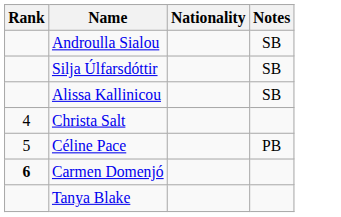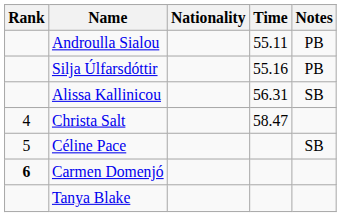+ column: (271, 17)
(272, 43) SB -> (314, 43) PB
(272, 69) SB -> (314, 69) PB
(272, 146) PB -> (314, 146) SB
